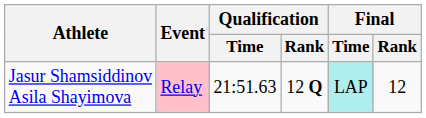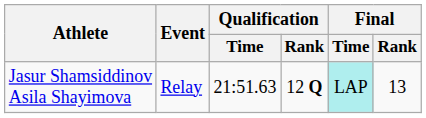(181, 87) pink background -> (181, 87) no background
(397, 87) 12 -> (397, 87) 13
